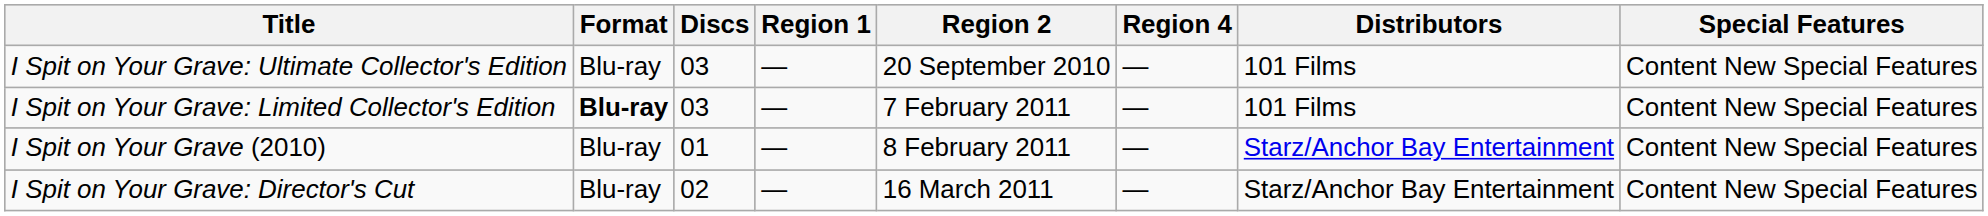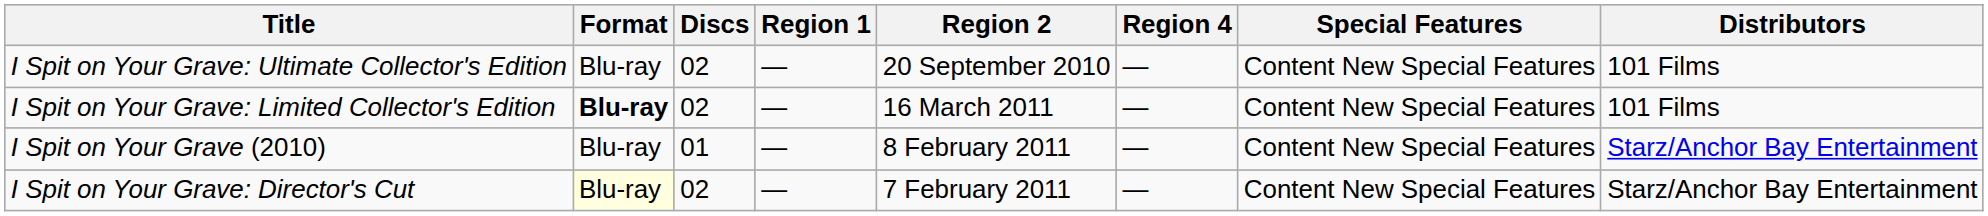columns swapped: (1802, 25) <-> (1429, 25)
(695, 66) 03 -> (695, 66) 02
(695, 107) 03 -> (695, 107) 02
(977, 107) 7 February 2011 -> (968, 107) 16 March 2011
(620, 189) no background -> (620, 189) lightyellow background
(968, 189) 16 March 2011 -> (977, 189) 7 February 2011
